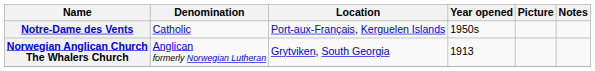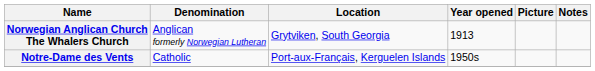rows swapped: (77, 52) <-> (77, 29)
